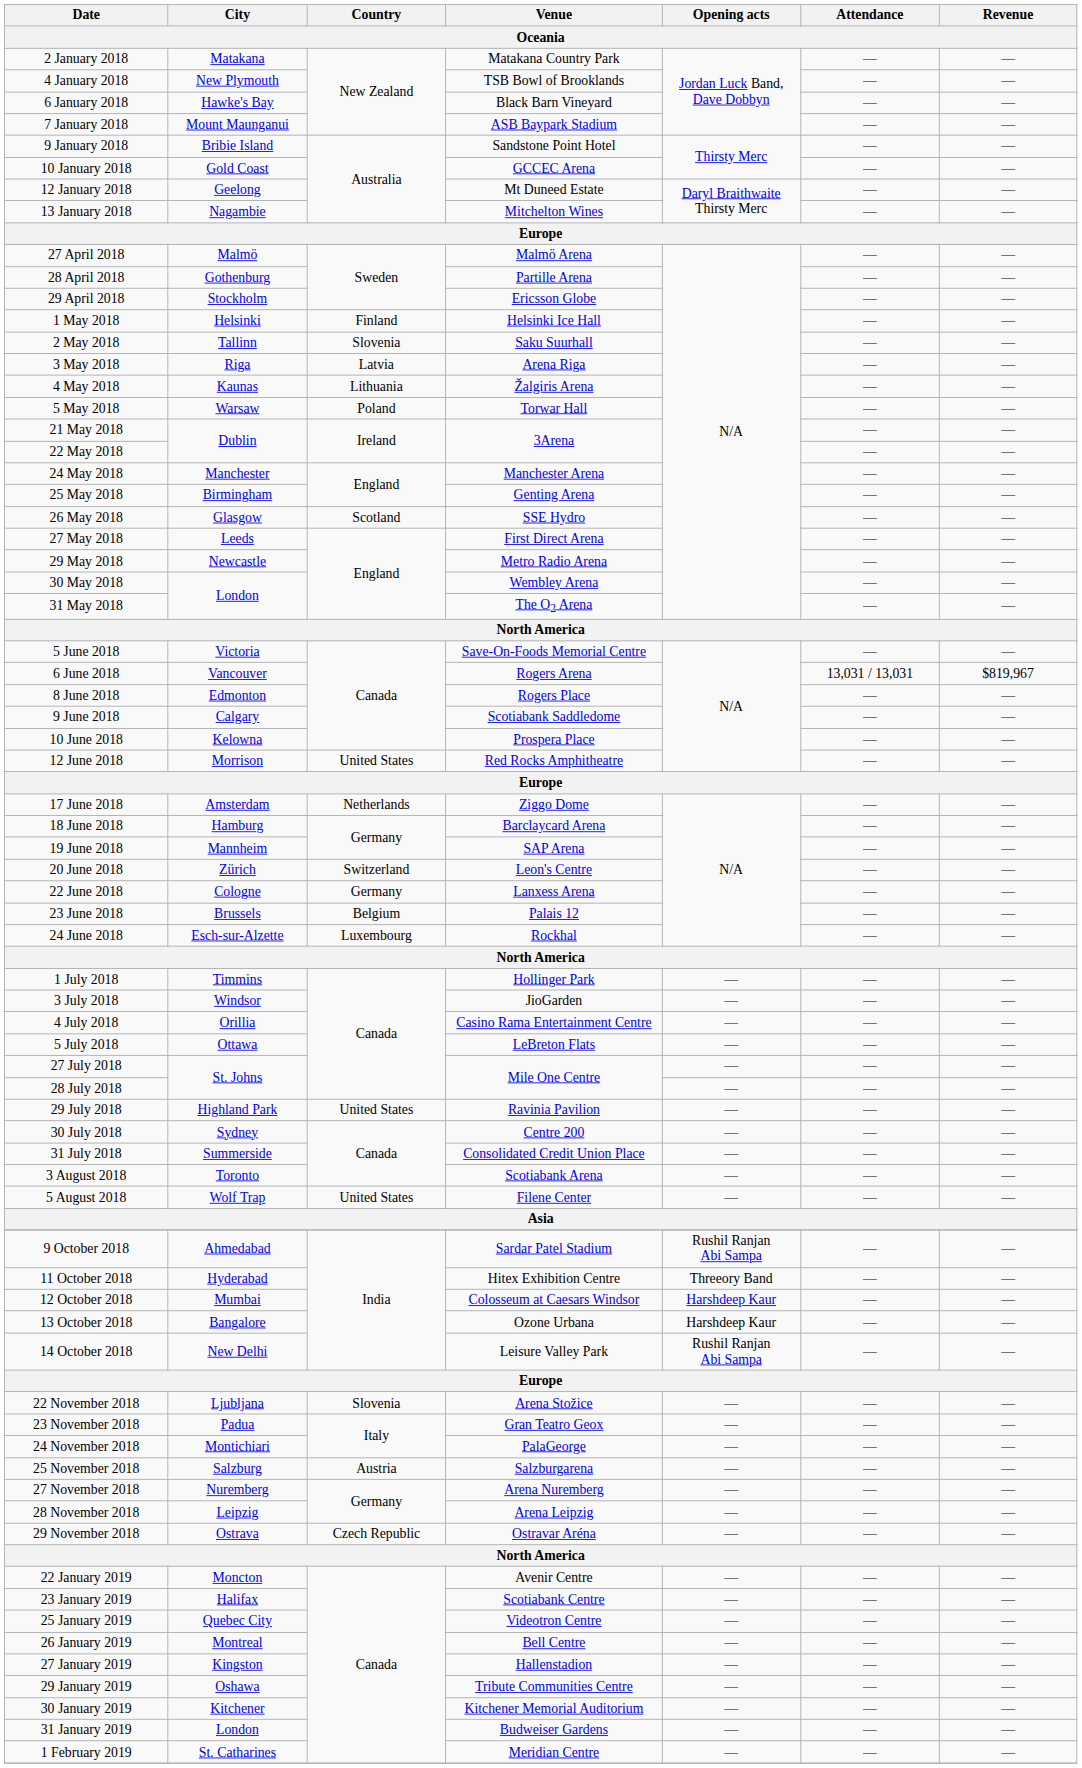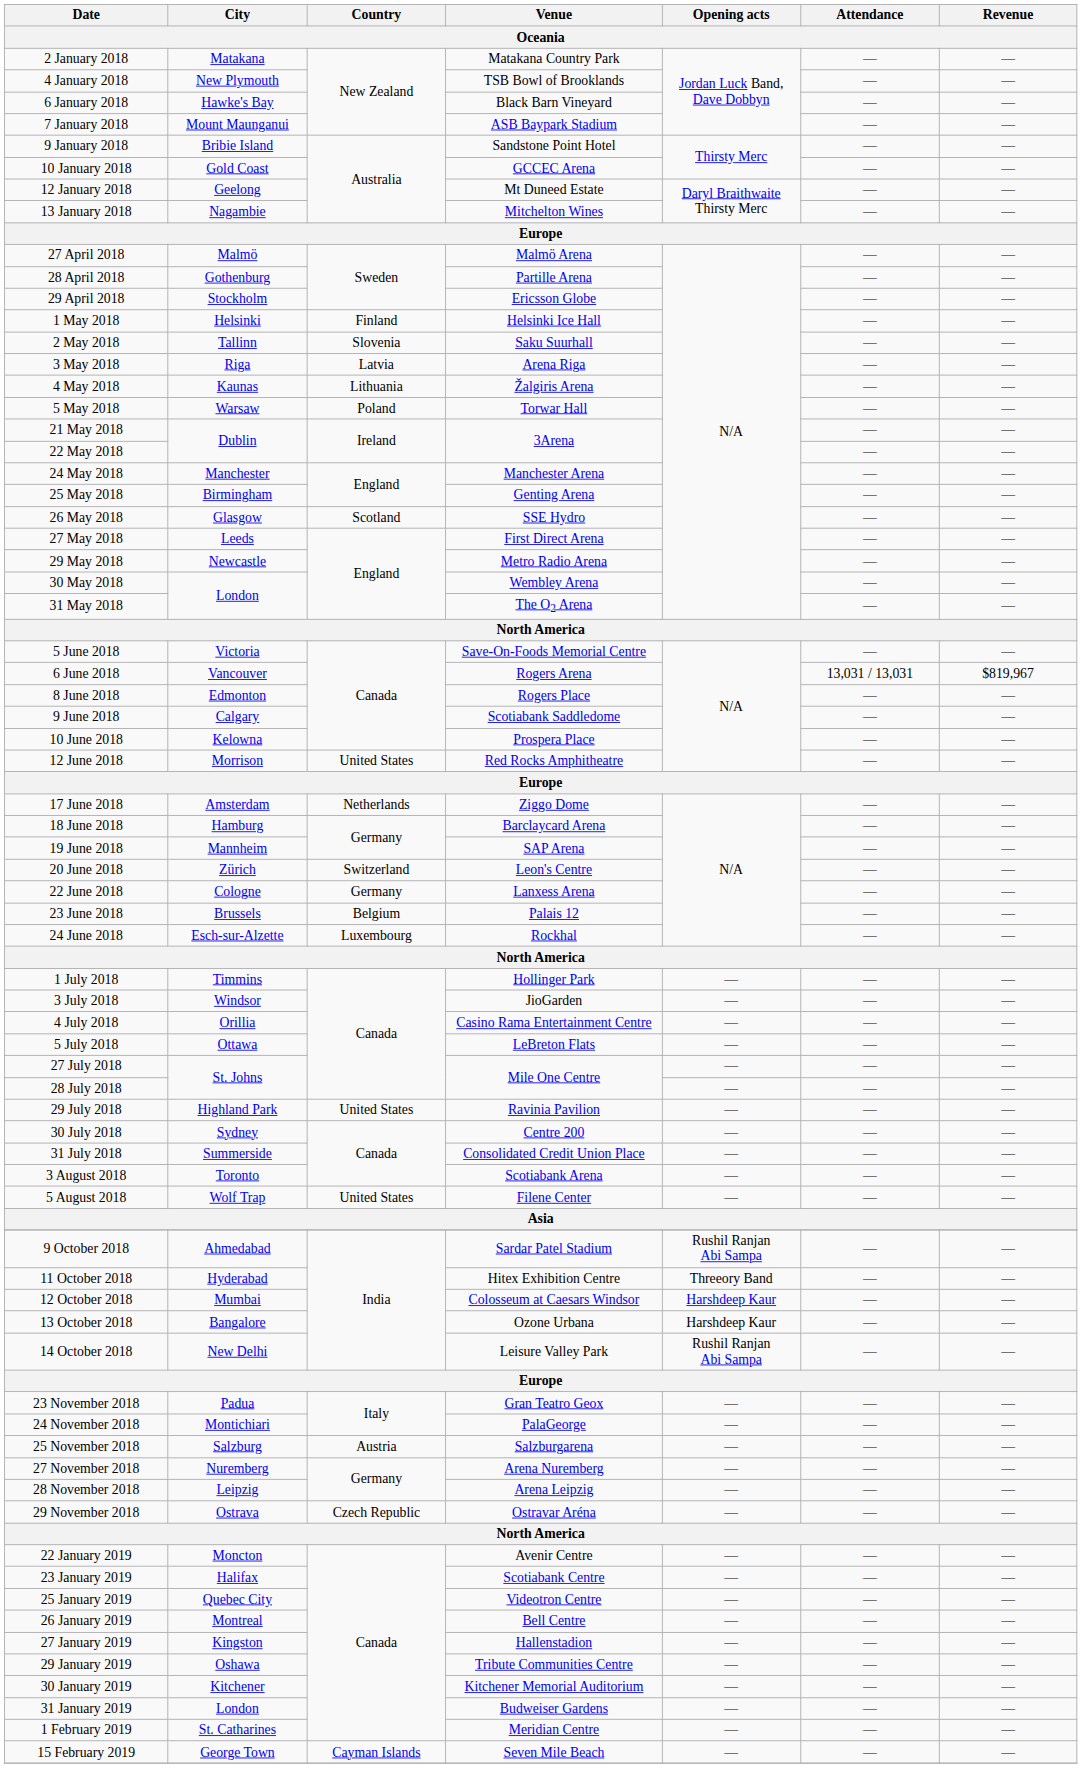- row: (86, 1402)
+ row: (86, 1752)
